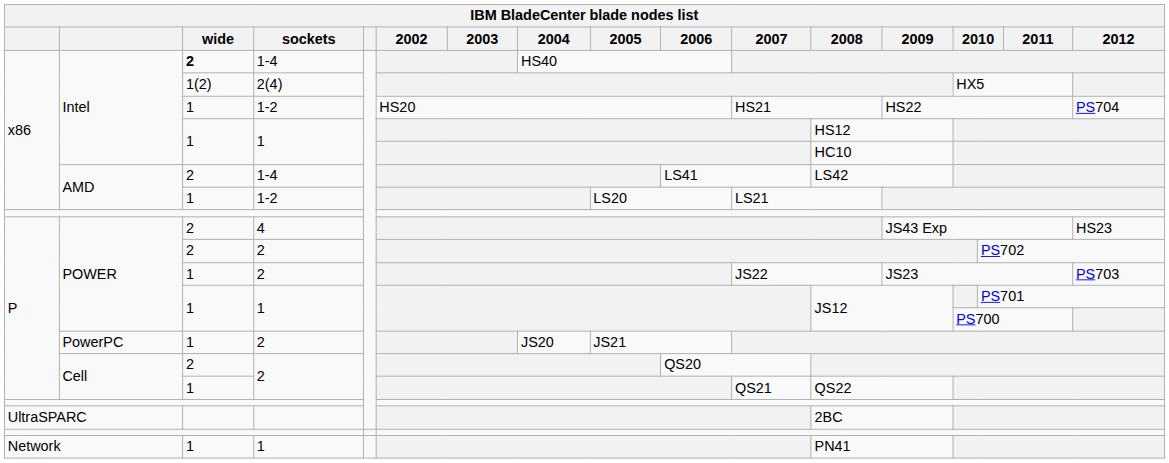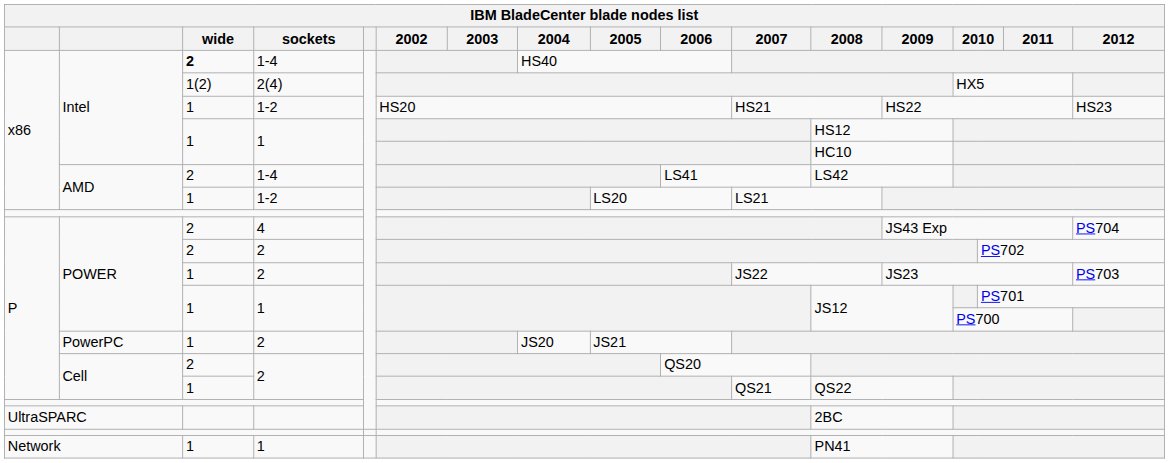(1098, 107) PS704 -> (1094, 107) HS23
(1094, 228) HS23 -> (1098, 228) PS704
